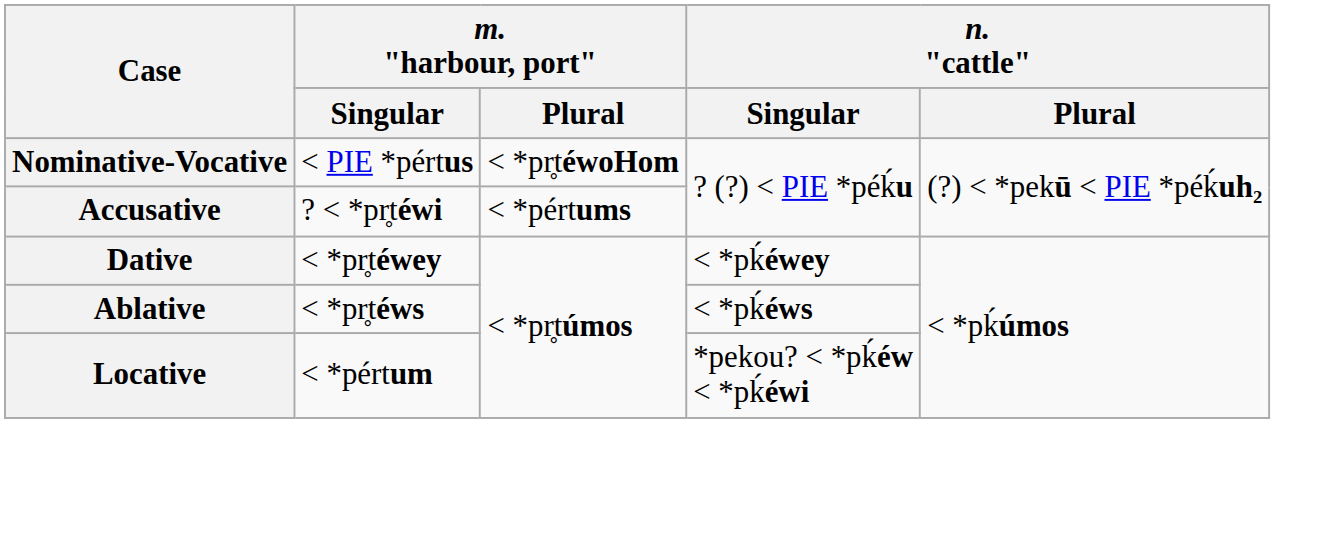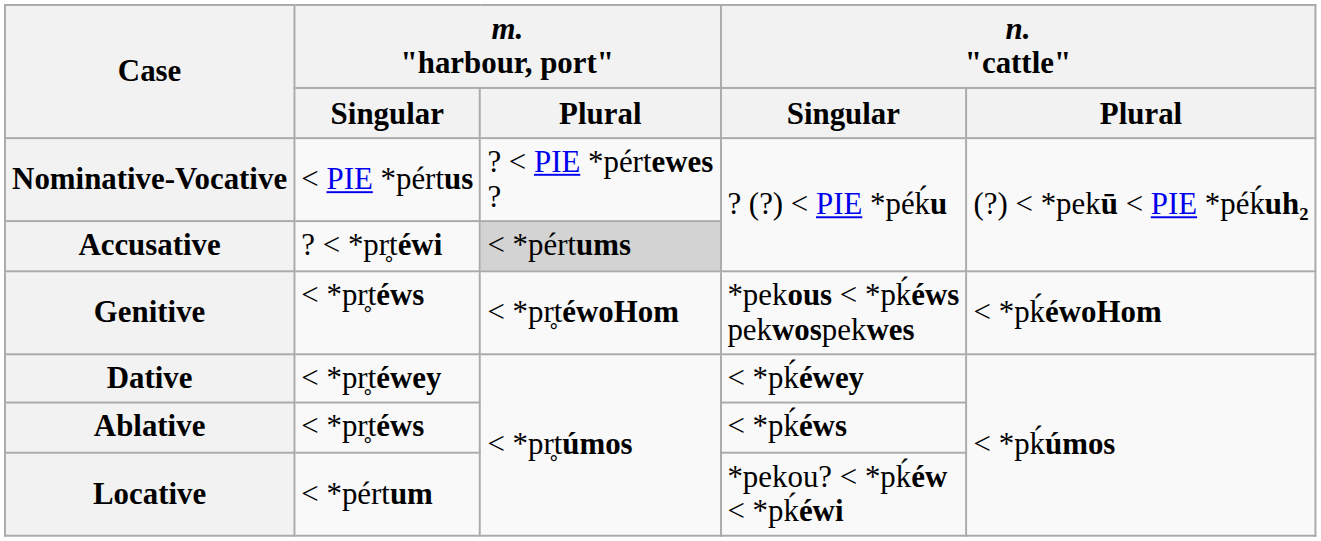(583, 161) < *pr̥téwoHom -> (600, 179) ? < PIE *pértewes ?
(559, 210) no background -> (559, 245) lightgrey background
+ row: (150, 311)
